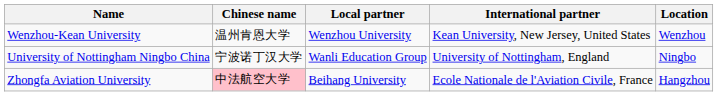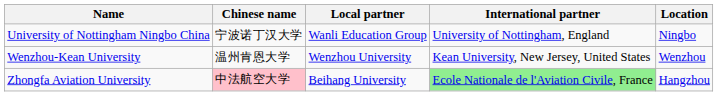rows swapped: (108, 57) <-> (74, 35)
(543, 79) no background -> (543, 79) lightgreen background
